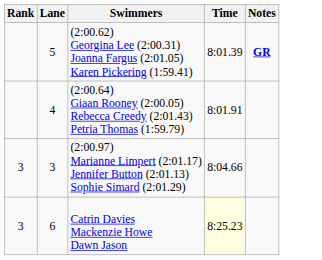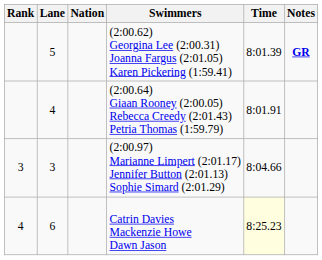+ column: (87, 13)
(21, 225) 3 -> (21, 225) 4
